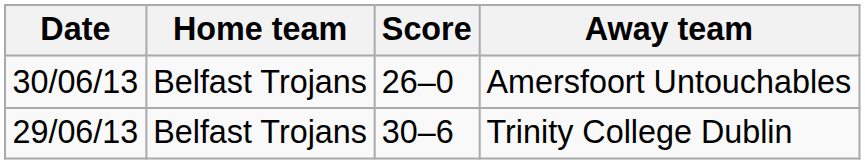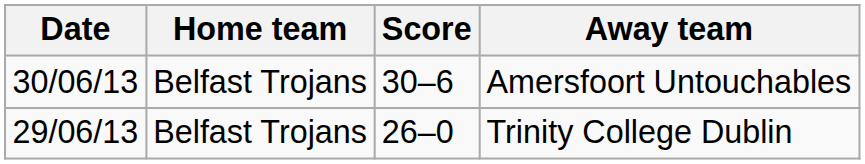(418, 81) 26–0 -> (418, 81) 30–6
(418, 132) 30–6 -> (418, 132) 26–0
